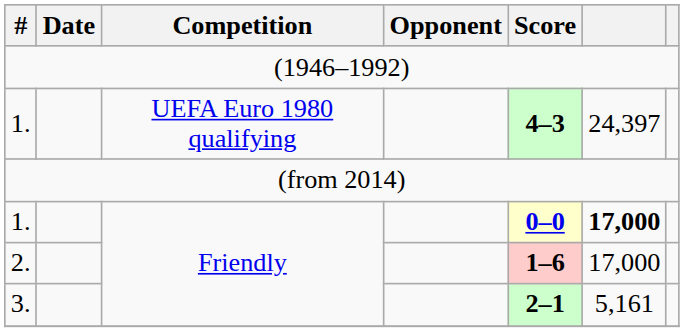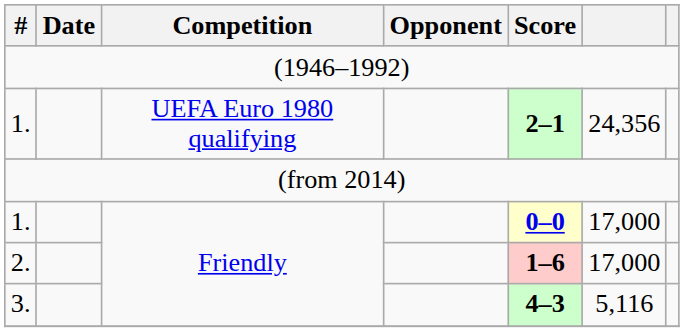(545, 123) 4–3 -> (545, 123) 2–1
(624, 123) 24,397 -> (624, 123) 24,356
(624, 221) bold -> (624, 221) normal
(545, 304) 2–1 -> (545, 304) 4–3
(624, 304) 5,161 -> (624, 304) 5,116
